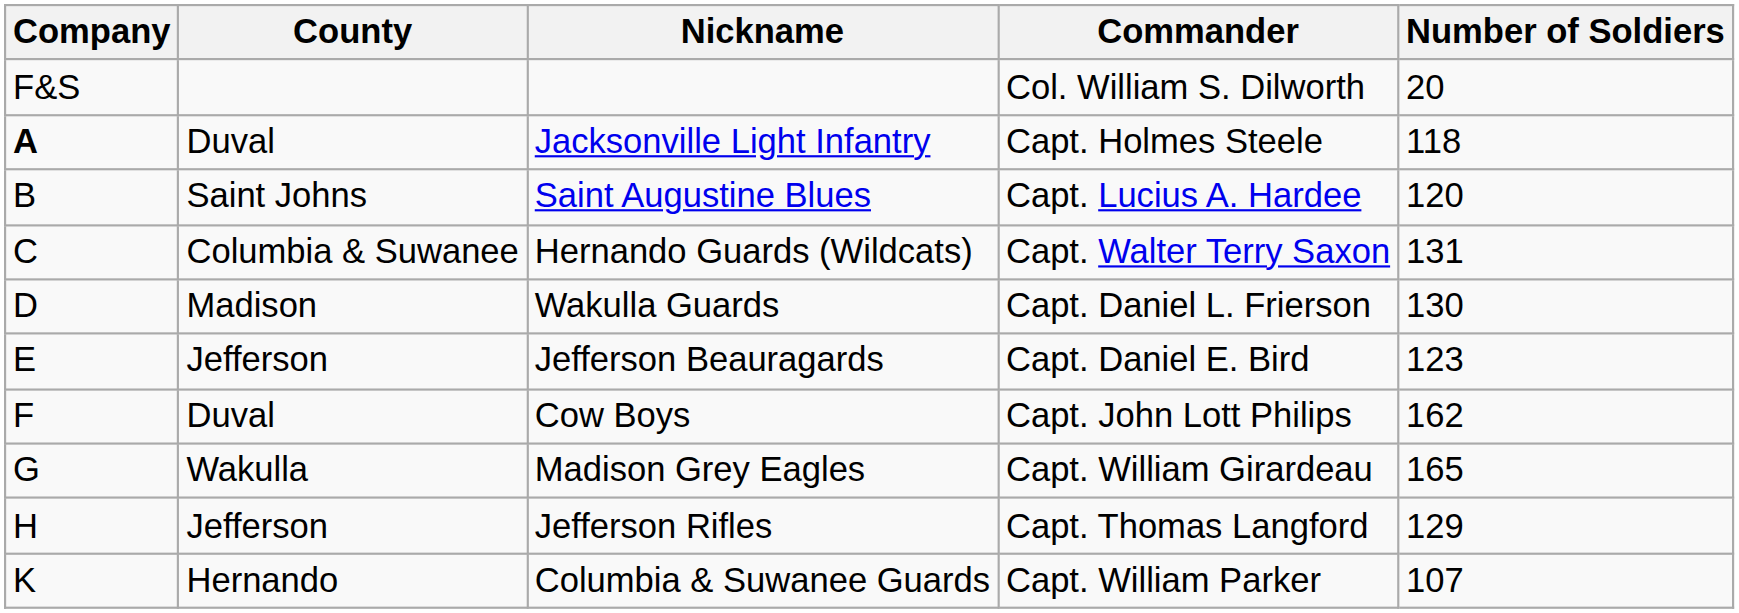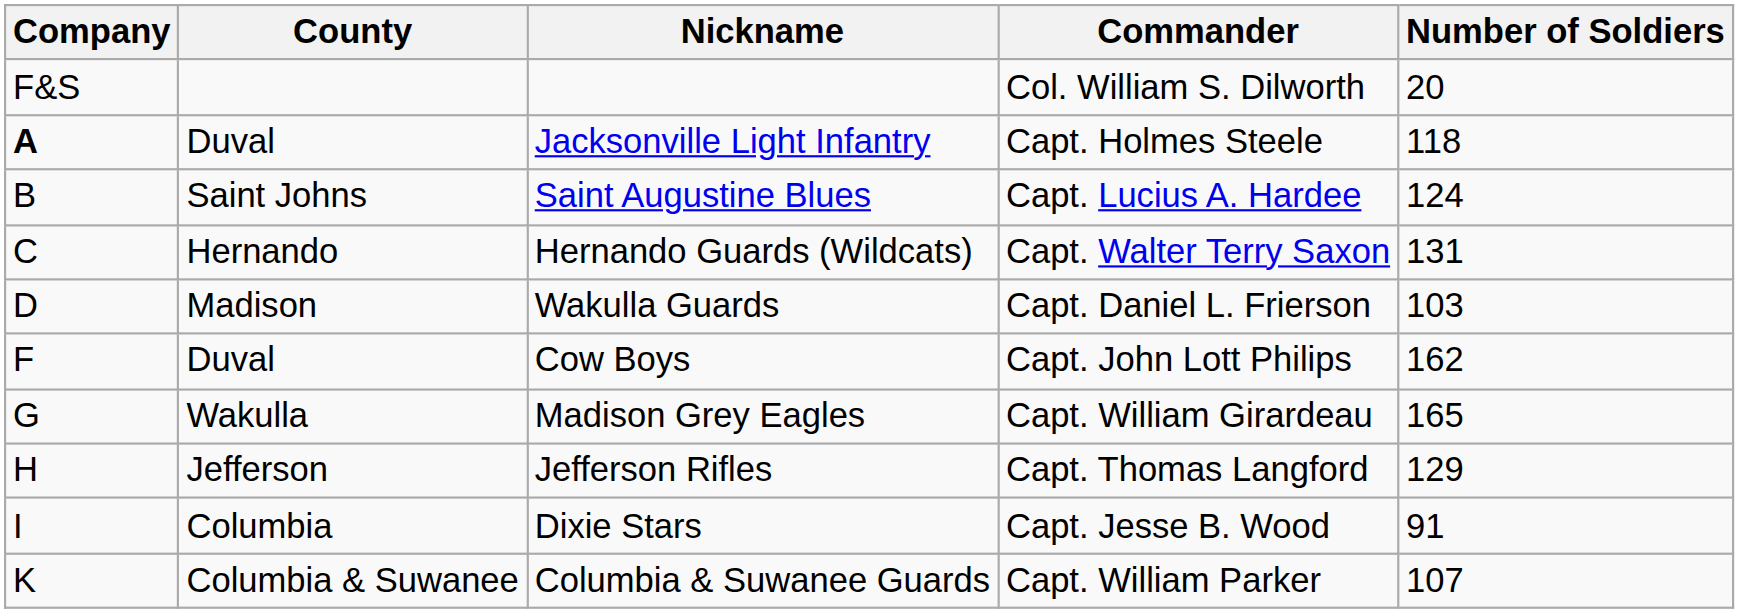(1435, 196) 120 -> (1435, 196) 124
(353, 251) Columbia & Suwanee -> (262, 251) Hernando
(1435, 305) 130 -> (1435, 305) 103
- row: (709, 360)
+ row: (618, 525)
(262, 580) Hernando -> (353, 580) Columbia & Suwanee
